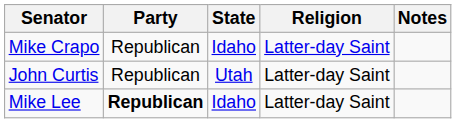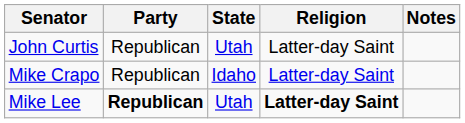rows swapped: (54, 46) <-> (54, 74)
(234, 103) Idaho -> (234, 103) Utah
(327, 103) normal -> (331, 103) bold
